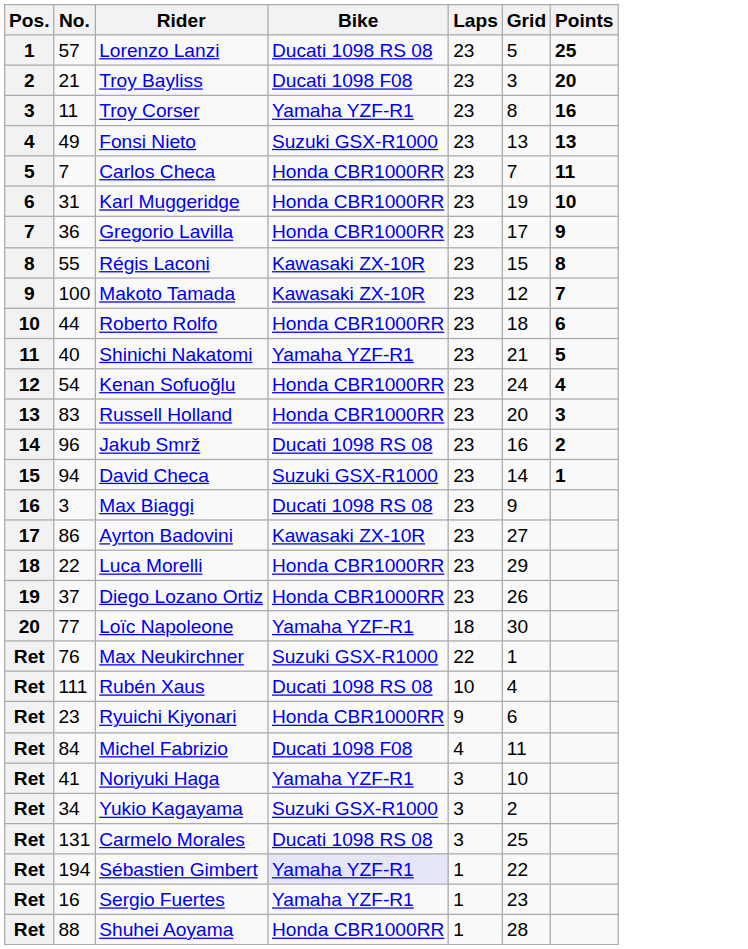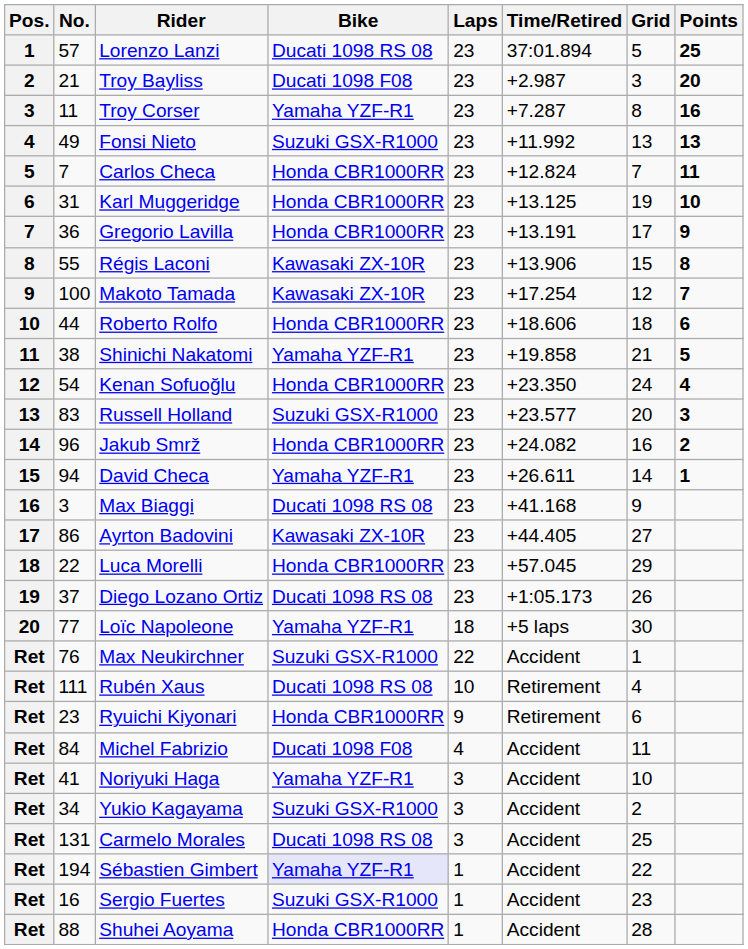+ column: (565, 20)
(69, 353) 40 -> (69, 353) 38
(358, 414) Honda CBR1000RR -> (355, 414) Suzuki GSX-R1000
(352, 444) Ducati 1098 RS 08 -> (358, 444) Honda CBR1000RR
(355, 475) Suzuki GSX-R1000 -> (343, 475) Yamaha YZF-R1
(358, 596) Honda CBR1000RR -> (352, 596) Ducati 1098 RS 08
(343, 899) Yamaha YZF-R1 -> (355, 899) Suzuki GSX-R1000
